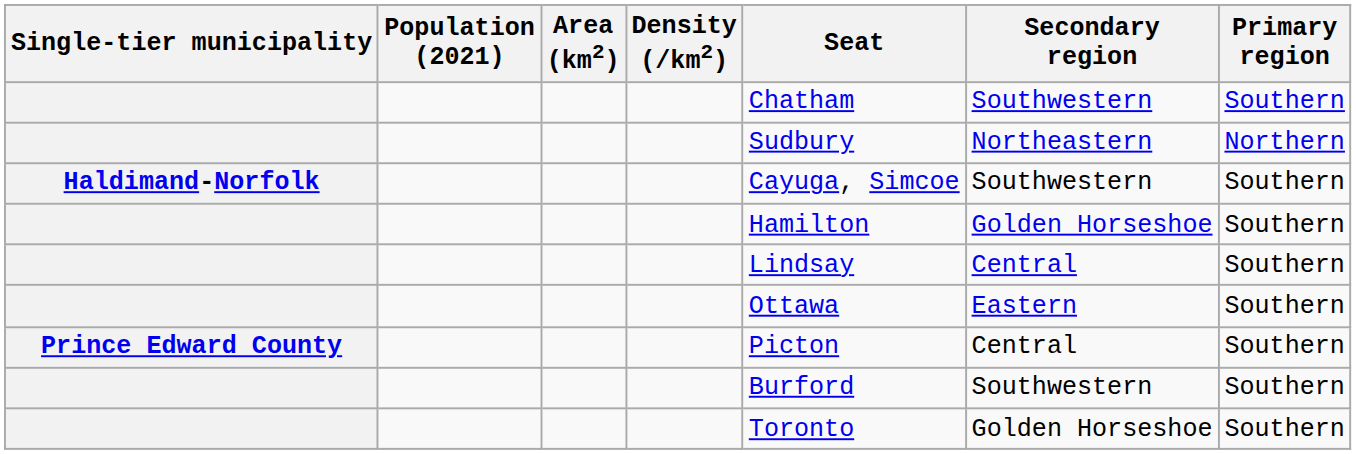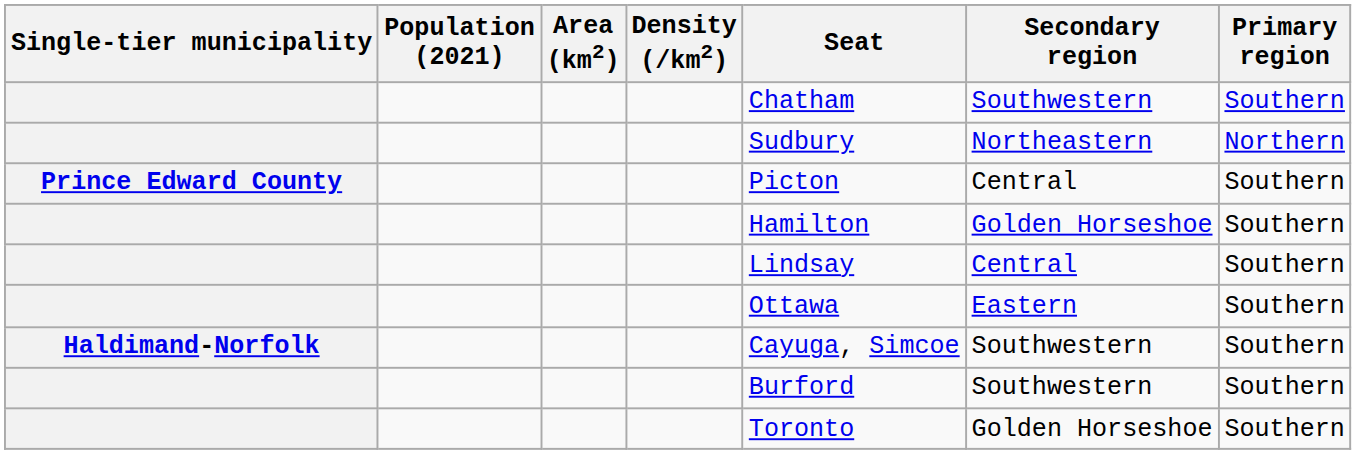rows swapped: (192, 183) <-> (192, 347)
